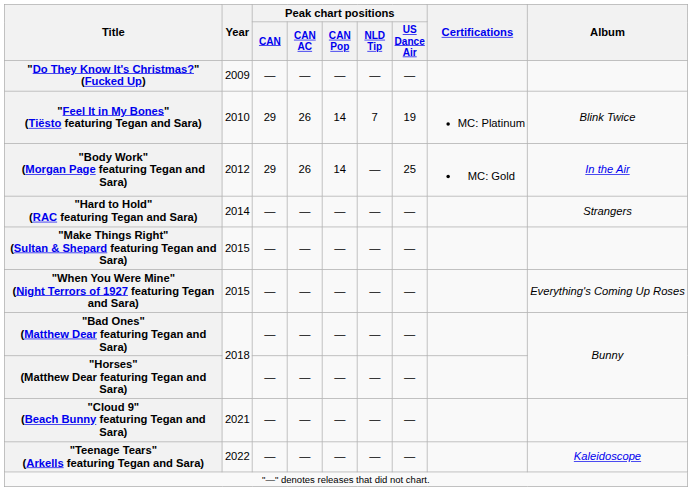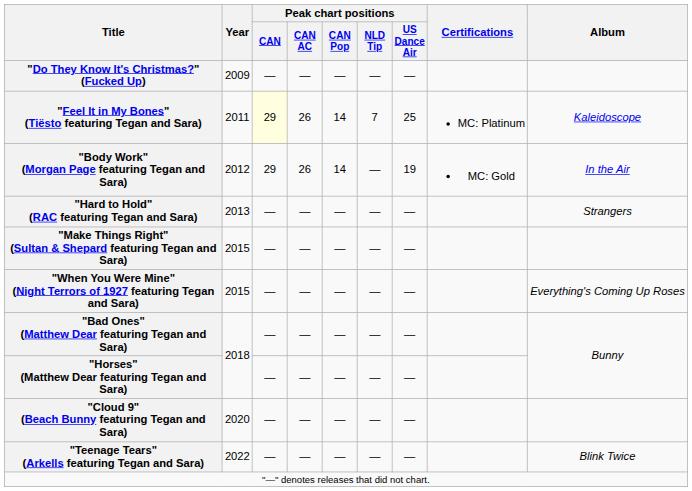(237, 117) 2010 -> (237, 117) 2011
(270, 117) no background -> (270, 117) lightyellow background
(410, 117) 19 -> (410, 117) 25
(607, 117) Blink Twice -> (607, 117) Kaleidoscope
(410, 170) 25 -> (410, 170) 19
(237, 211) 2014 -> (237, 211) 2013
(237, 420) 2021 -> (237, 420) 2020
(607, 456) Kaleidoscope -> (607, 456) Blink Twice
